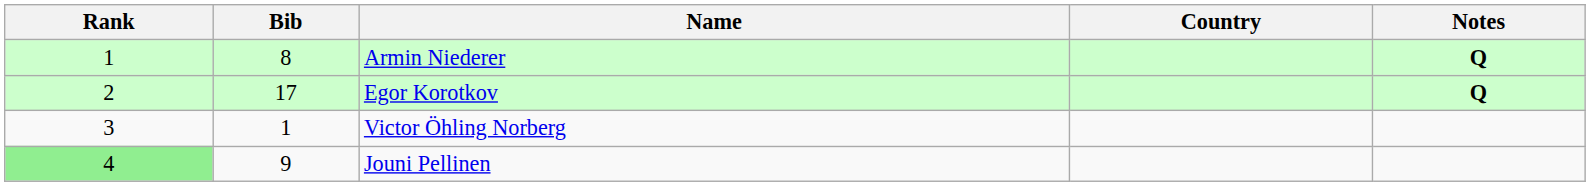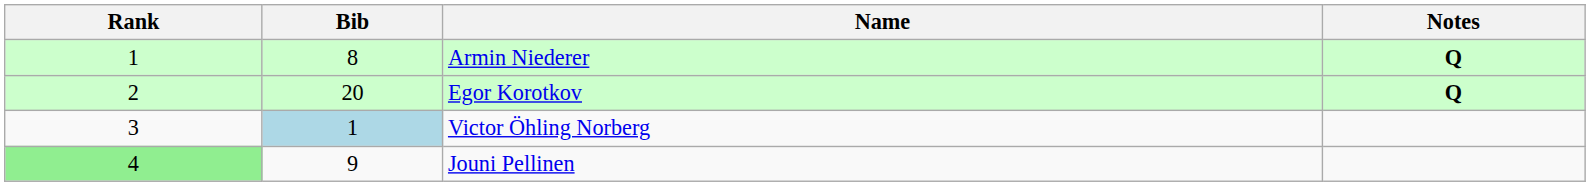- column: (1221, 22)
(286, 92) 17 -> (352, 92) 20
(286, 127) no background -> (352, 127) lightblue background
